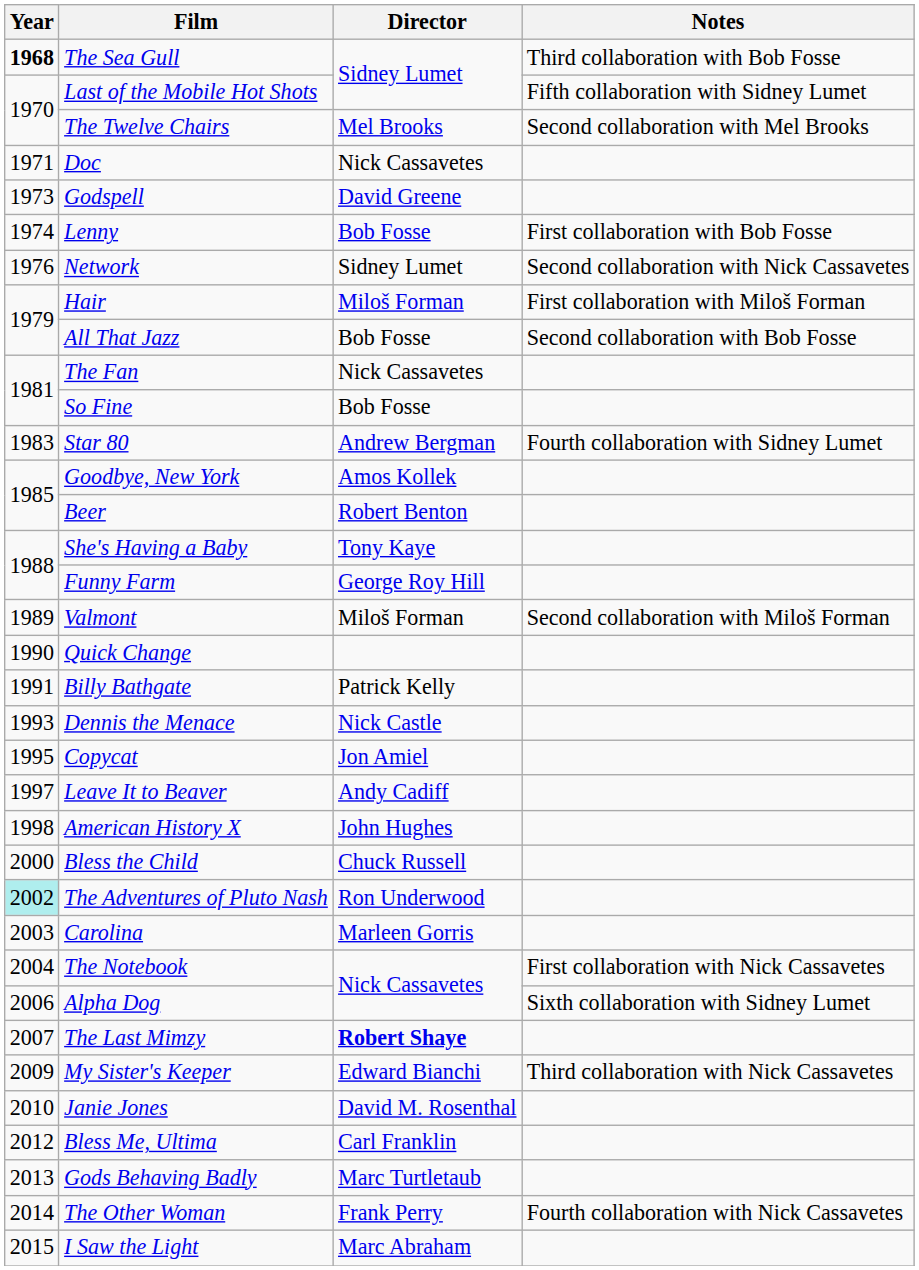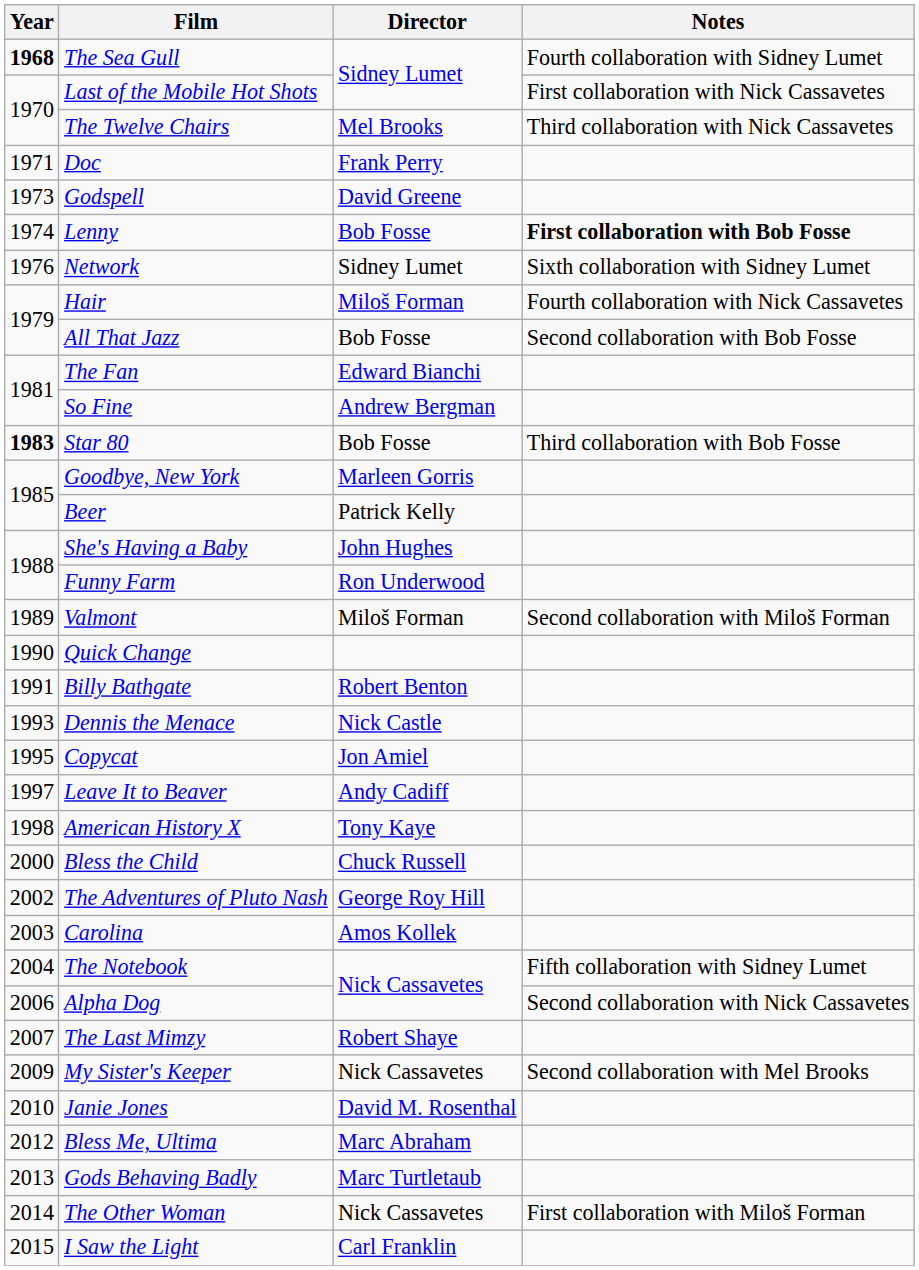(684, 57) Third collaboration with Bob Fosse -> (705, 57) Fourth collaboration with Sidney Lumet
(697, 92) Fifth collaboration with Sidney Lumet -> (706, 92) First collaboration with Nick Cassavetes
(698, 127) Second collaboration with Mel Brooks -> (710, 127) Third collaboration with Nick Cassavetes
(411, 162) Nick Cassavetes -> (390, 162) Frank Perry
(679, 232) normal -> (689, 232) bold
(718, 267) Second collaboration with Nick Cassavetes -> (698, 267) Sixth collaboration with Sidney Lumet
(696, 302) First collaboration with Miloš Forman -> (715, 302) Fourth collaboration with Nick Cassavetes
(411, 372) Nick Cassavetes -> (409, 372) Edward Bianchi
(384, 407) Bob Fosse -> (417, 407) Andrew Bergman
(32, 442) normal -> (32, 442) bold
(417, 442) Andrew Bergman -> (384, 442) Bob Fosse
(705, 442) Fourth collaboration with Sidney Lumet -> (684, 442) Third collaboration with Bob Fosse
(397, 477) Amos Kollek -> (406, 477) Marleen Gorris
(403, 512) Robert Benton -> (397, 512) Patrick Kelly
(387, 547) Tony Kaye -> (395, 547) John Hughes
(411, 582) George Roy Hill -> (411, 582) Ron Underwood
(397, 687) Patrick Kelly -> (403, 687) Robert Benton
(395, 827) John Hughes -> (387, 827) Tony Kaye
(32, 897) paleturquoise background -> (32, 897) no background
(411, 897) Ron Underwood -> (411, 897) George Roy Hill
(406, 932) Marleen Gorris -> (397, 932) Amos Kollek
(706, 967) First collaboration with Nick Cassavetes -> (697, 967) Fifth collaboration with Sidney Lumet
(698, 1002) Sixth collaboration with Sidney Lumet -> (718, 1002) Second collaboration with Nick Cassavetes
(402, 1037) bold -> (398, 1037) normal
(409, 1072) Edward Bianchi -> (411, 1072) Nick Cassavetes
(710, 1072) Third collaboration with Nick Cassavetes -> (698, 1072) Second collaboration with Mel Brooks
(397, 1142) Carl Franklin -> (405, 1142) Marc Abraham
(390, 1212) Frank Perry -> (411, 1212) Nick Cassavetes
(715, 1212) Fourth collaboration with Nick Cassavetes -> (696, 1212) First collaboration with Miloš Forman
(405, 1247) Marc Abraham -> (397, 1247) Carl Franklin
